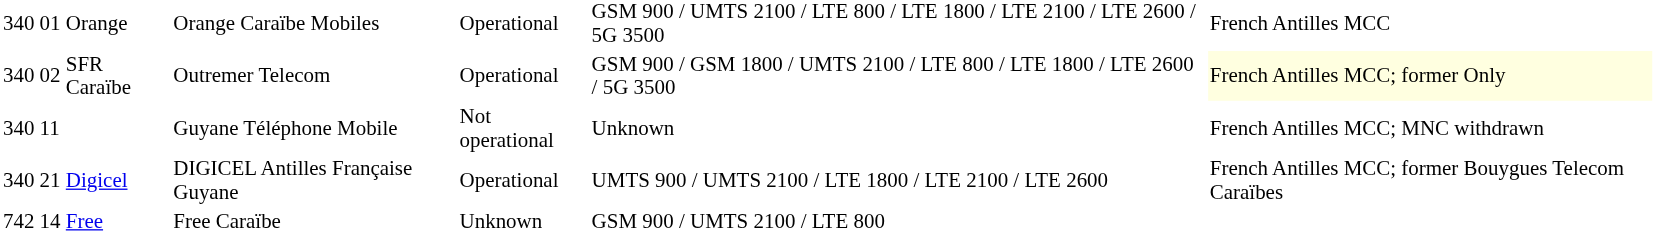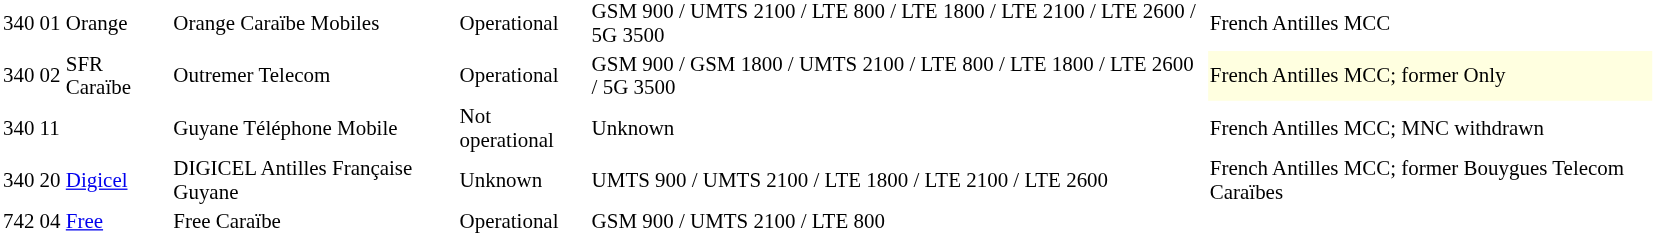(50, 180) 21 -> (50, 180) 20
(509, 180) Operational -> (501, 180) Unknown
(50, 221) 14 -> (50, 221) 04
(501, 221) Unknown -> (509, 221) Operational
